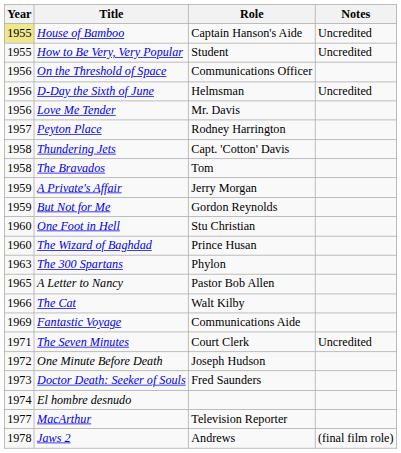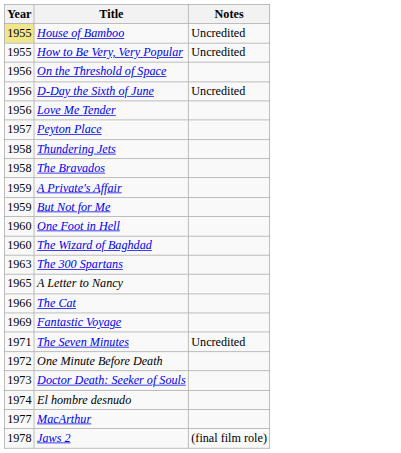- column: (252, 14)
